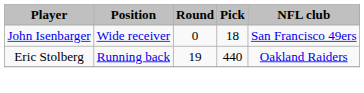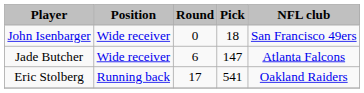+ row: (49, 56)
(195, 56) 19 -> (195, 77) 17
(232, 56) 440 -> (232, 77) 541
